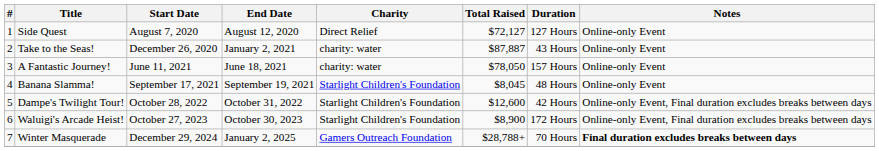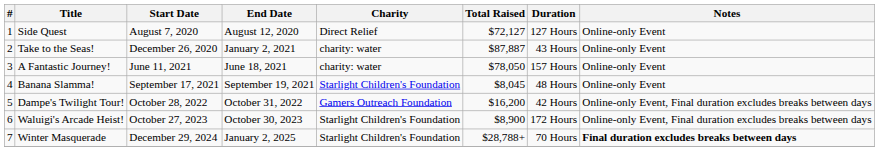(390, 102) Starlight Children's Foundation -> (386, 102) Gamers Outreach Foundation
(507, 102) $12,600 -> (507, 102) $16,200
(386, 137) Gamers Outreach Foundation -> (390, 137) Starlight Children's Foundation
